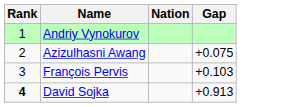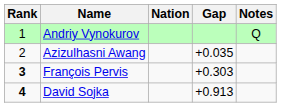+ column: (256, 14)
(214, 53) +0.075 -> (214, 53) +0.035
(22, 72) normal -> (22, 72) bold
(214, 72) +0.103 -> (214, 72) +0.303
